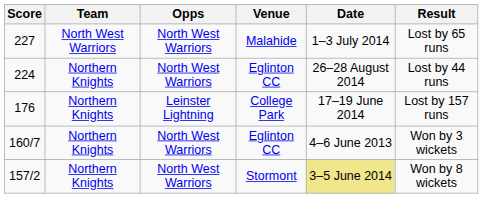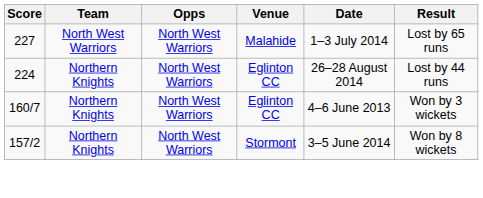- row: (25, 108)
(351, 176) khaki background -> (349, 142) no background
